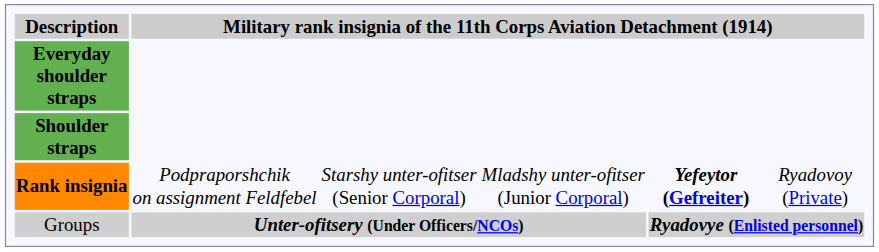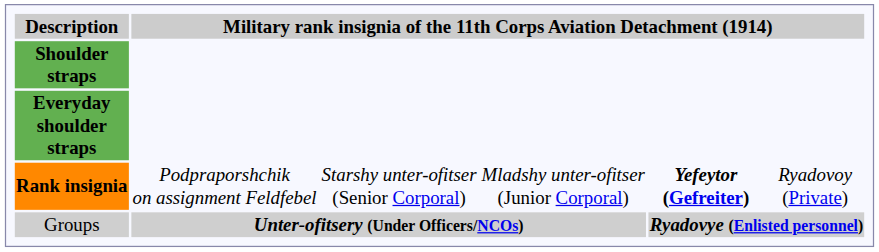rows swapped: (72, 136) <-> (72, 75)
